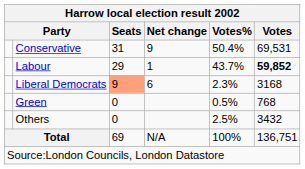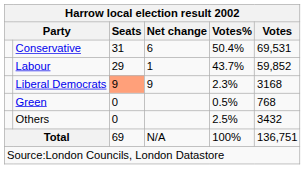(150, 48) 9 -> (150, 48) 6
(274, 66) bold -> (274, 66) normal
(150, 84) 6 -> (150, 84) 9
